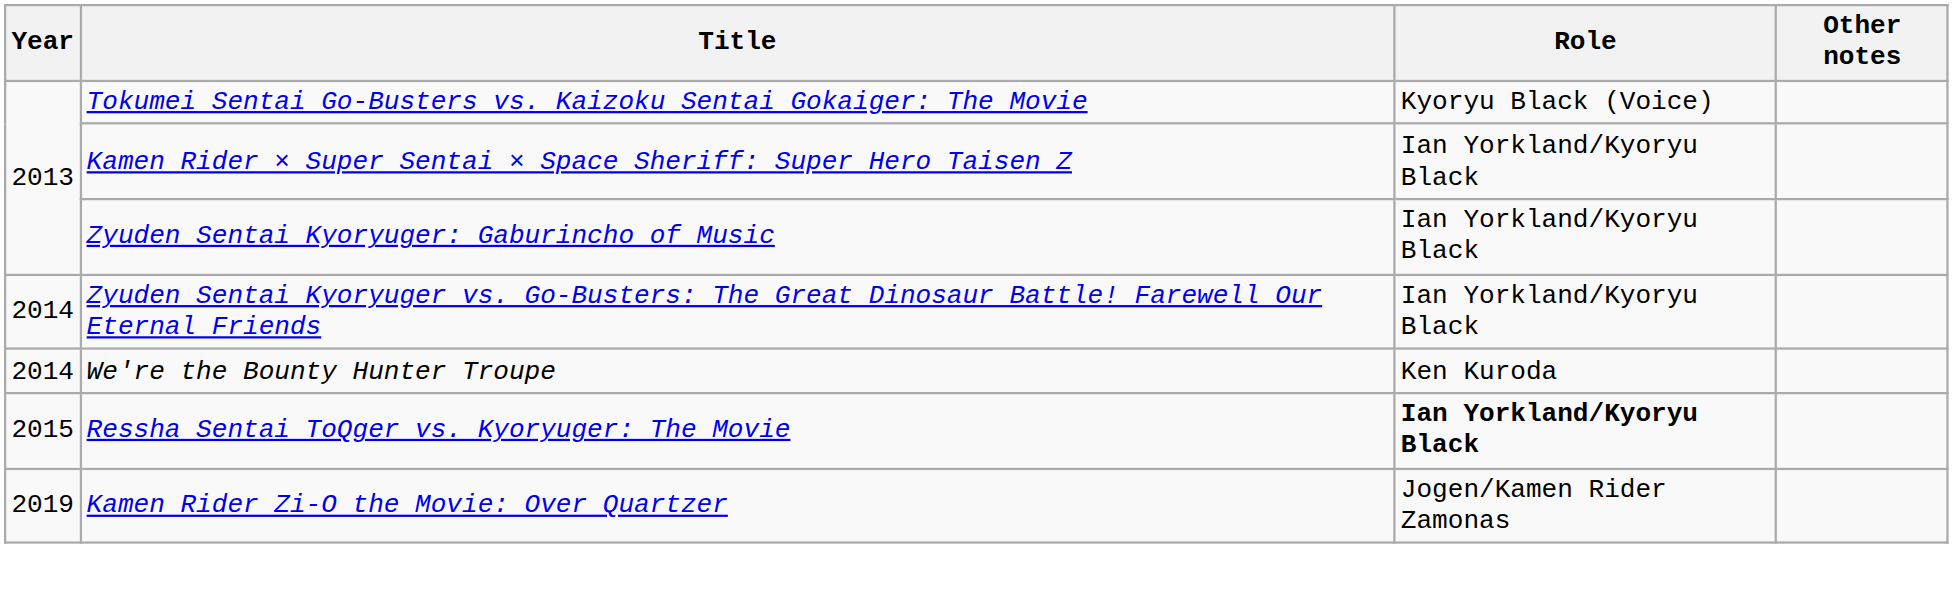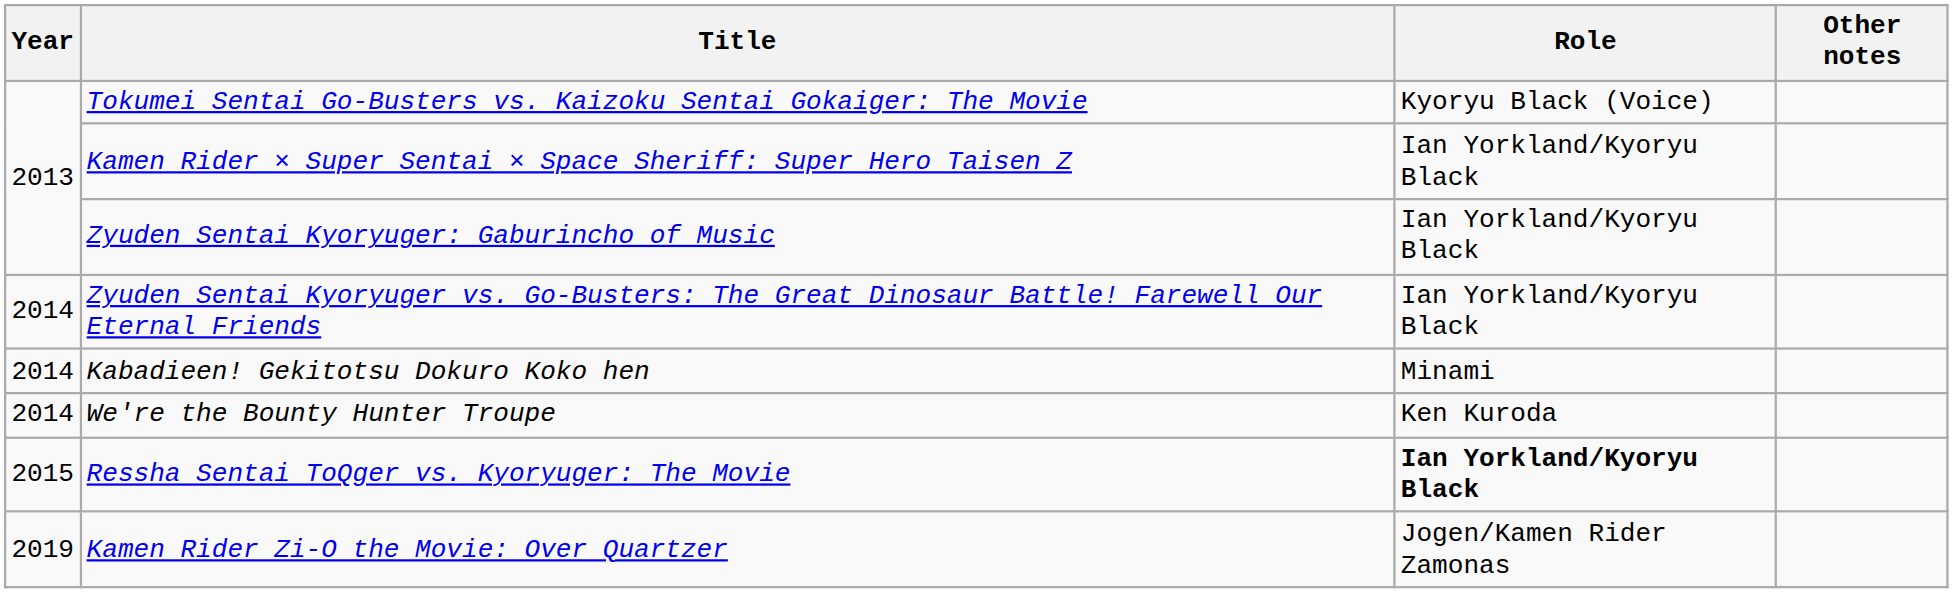+ row: (368, 371)
